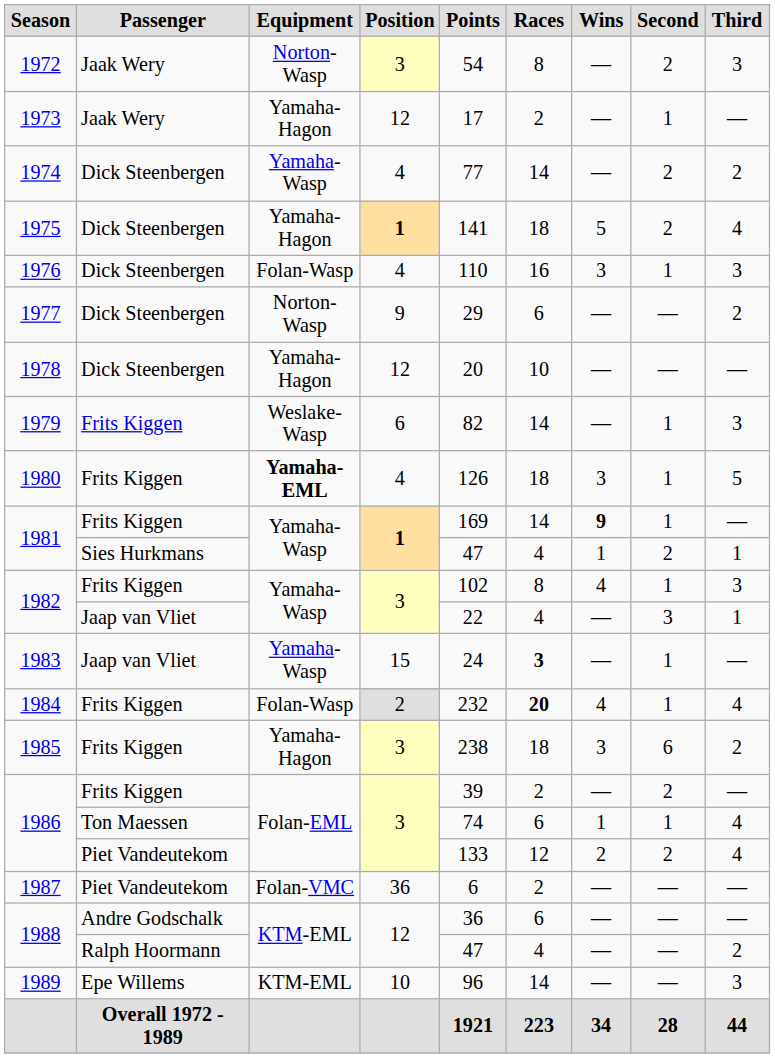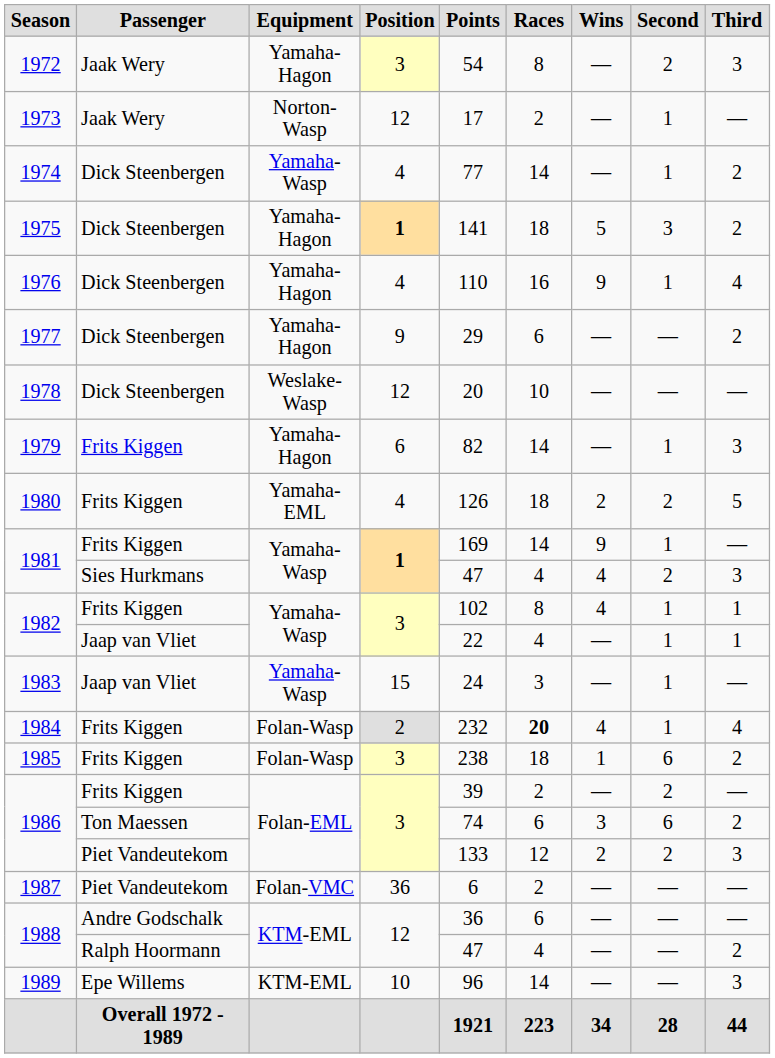(305, 63) Norton-Wasp -> (305, 63) Yamaha-Hagon
(305, 118) Yamaha-Hagon -> (305, 118) Norton-Wasp
(668, 173) 2 -> (668, 173) 1
(668, 227) 2 -> (668, 227) 3
(737, 227) 4 -> (737, 227) 2
(305, 271) Folan-Wasp -> (305, 282) Yamaha-Hagon
(601, 271) 3 -> (601, 282) 9
(737, 271) 3 -> (737, 282) 4
(305, 314) Norton-Wasp -> (305, 337) Yamaha-Hagon
(305, 369) Yamaha-Hagon -> (305, 391) Weslake-Wasp
(305, 423) Weslake-Wasp -> (305, 446) Yamaha-Hagon
(305, 478) bold -> (305, 501) normal
(601, 478) 3 -> (601, 501) 2
(668, 478) 1 -> (668, 501) 2
(601, 521) bold -> (601, 544) normal
(601, 553) 1 -> (601, 576) 4
(737, 553) 1 -> (737, 576) 3
(737, 585) 3 -> (737, 608) 1
(668, 617) 3 -> (668, 640) 1
(539, 660) bold -> (539, 683) normal
(305, 747) Yamaha-Hagon -> (305, 758) Folan-Wasp
(601, 747) 3 -> (601, 758) 1
(601, 822) 1 -> (601, 822) 3
(668, 822) 1 -> (668, 822) 6
(737, 822) 4 -> (737, 822) 2
(737, 854) 4 -> (737, 854) 3
